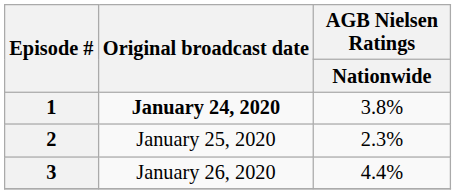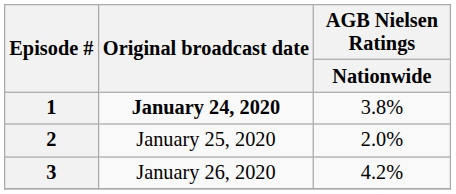(382, 140) 2.3% -> (382, 140) 2.0%
(382, 172) 4.4% -> (382, 172) 4.2%
